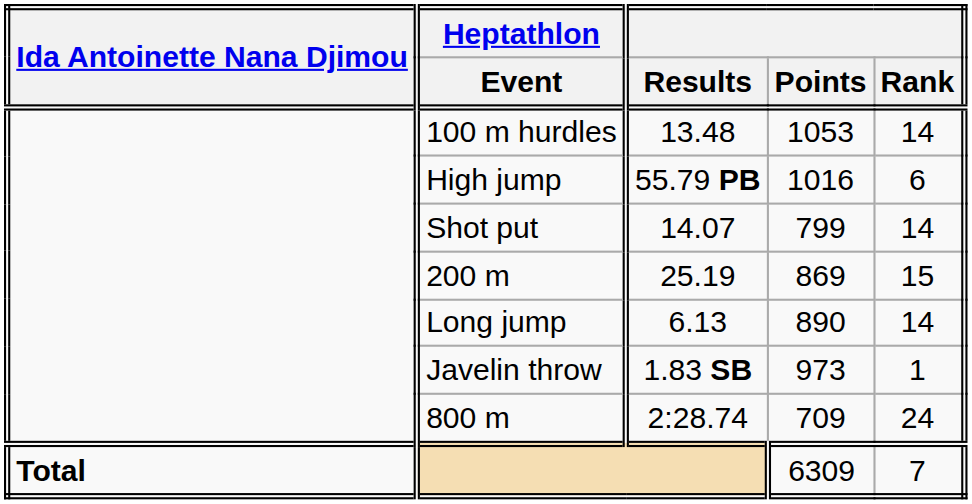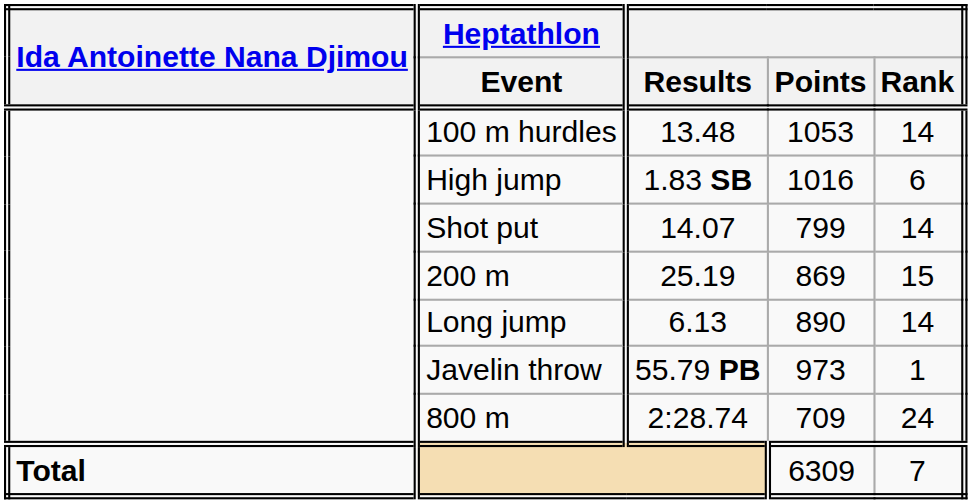(698, 180) 55.79 PB -> (698, 180) 1.83 SB
(698, 370) 1.83 SB -> (698, 370) 55.79 PB
